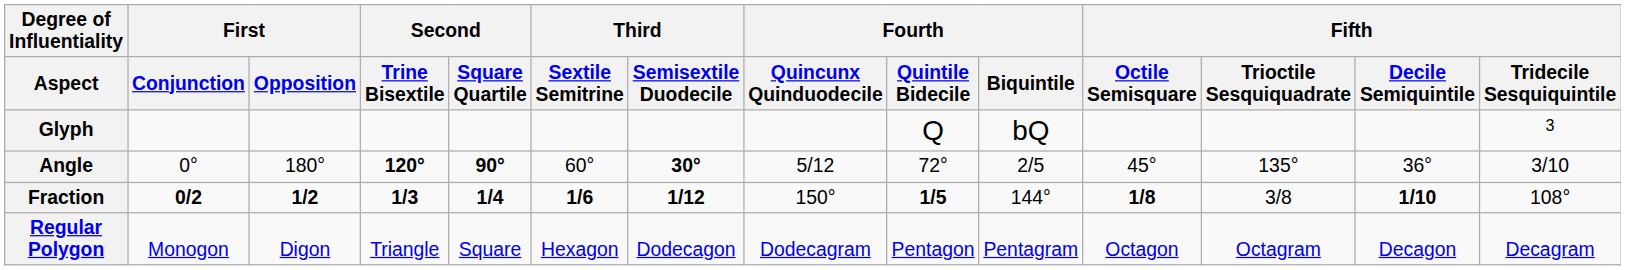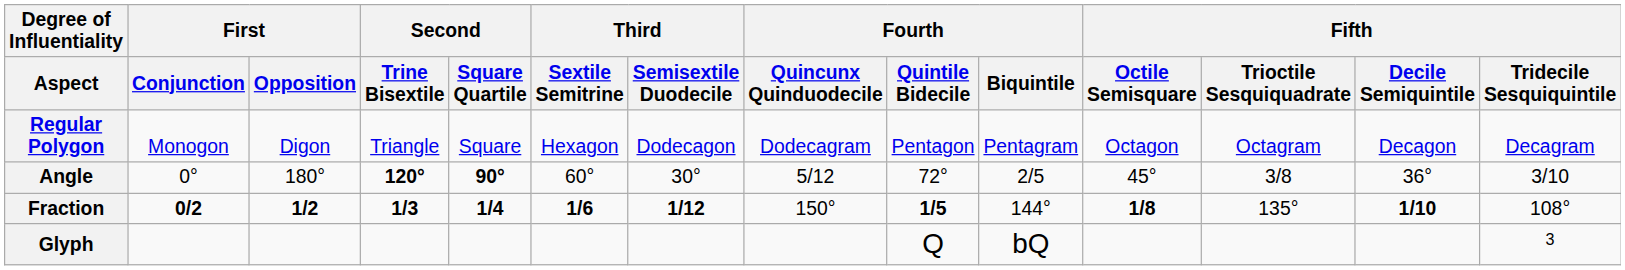rows swapped: (66, 130) <-> (66, 238)
(686, 166) bold -> (686, 177) normal
(1278, 166) 135° -> (1278, 177) 3/8
(1278, 197) 3/8 -> (1278, 208) 135°
